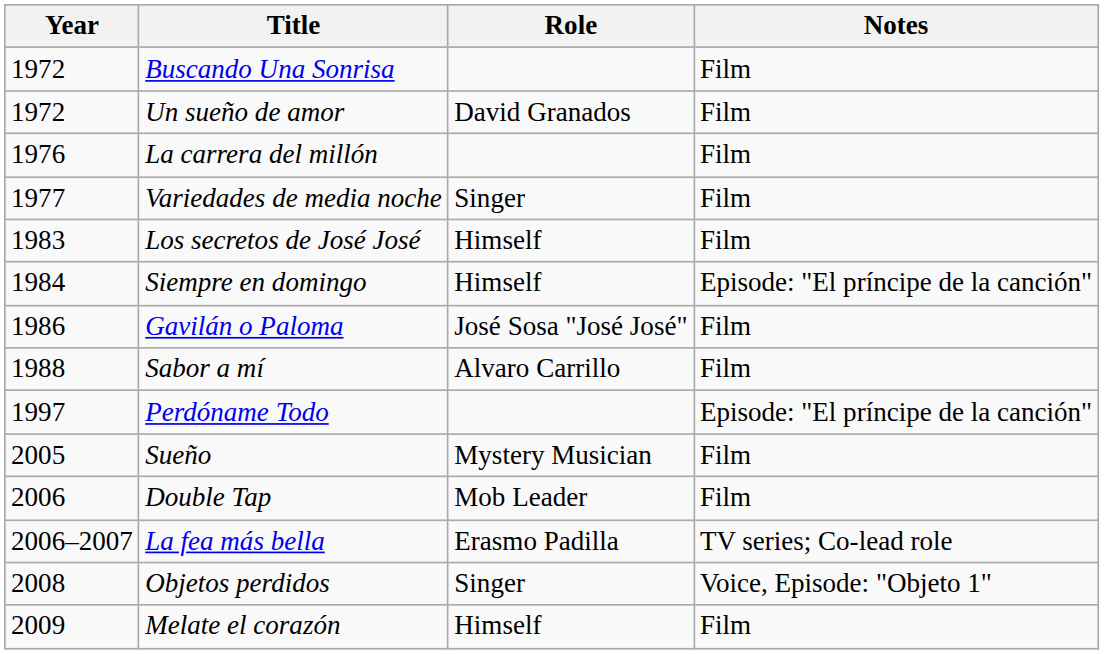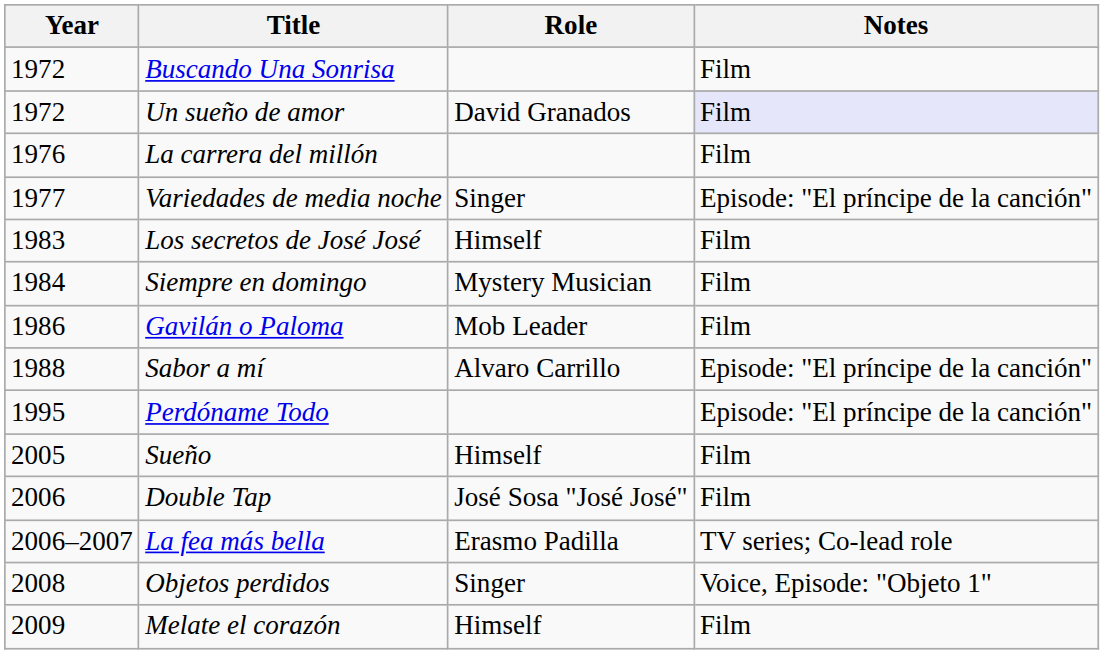(725, 111) no background -> (725, 111) lavender background
(725, 197) Film -> (896, 197) Episode: "El príncipe de la canción"
(498, 283) Himself -> (553, 283) Mystery Musician
(896, 283) Episode: "El príncipe de la canción" -> (725, 283) Film
(571, 326) José Sosa "José José" -> (521, 326) Mob Leader
(725, 369) Film -> (896, 369) Episode: "El príncipe de la canción"
(38, 411) 1997 -> (38, 411) 1995
(553, 454) Mystery Musician -> (498, 454) Himself
(521, 497) Mob Leader -> (571, 497) José Sosa "José José"
